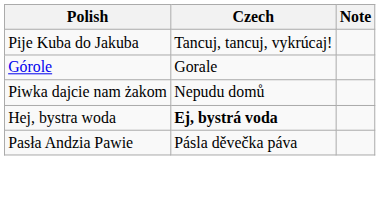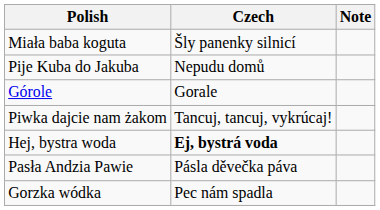+ row: (67, 42)
(253, 42) Tancuj, tancuj, vykrúcaj! -> (219, 67) Nepudu domů
(219, 92) Nepudu domů -> (253, 117) Tancuj, tancuj, vykrúcaj!
+ row: (55, 192)
